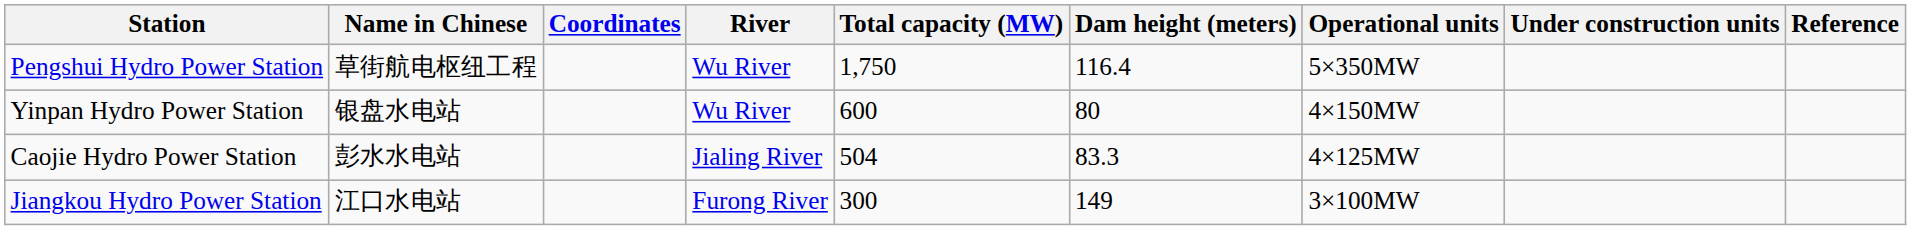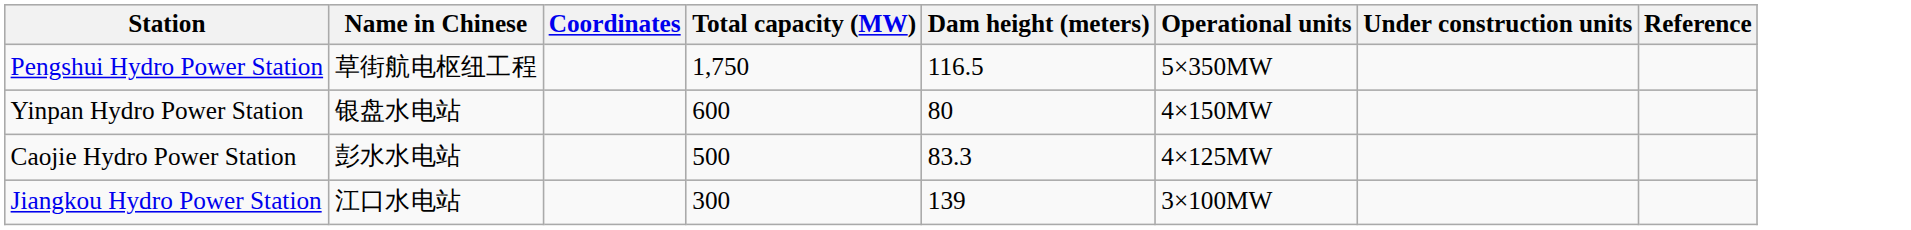- column: (760, 24)
(1103, 67) 116.4 -> (956, 67) 116.5
(858, 156) 504 -> (711, 156) 500
(1094, 201) 149 -> (947, 201) 139
